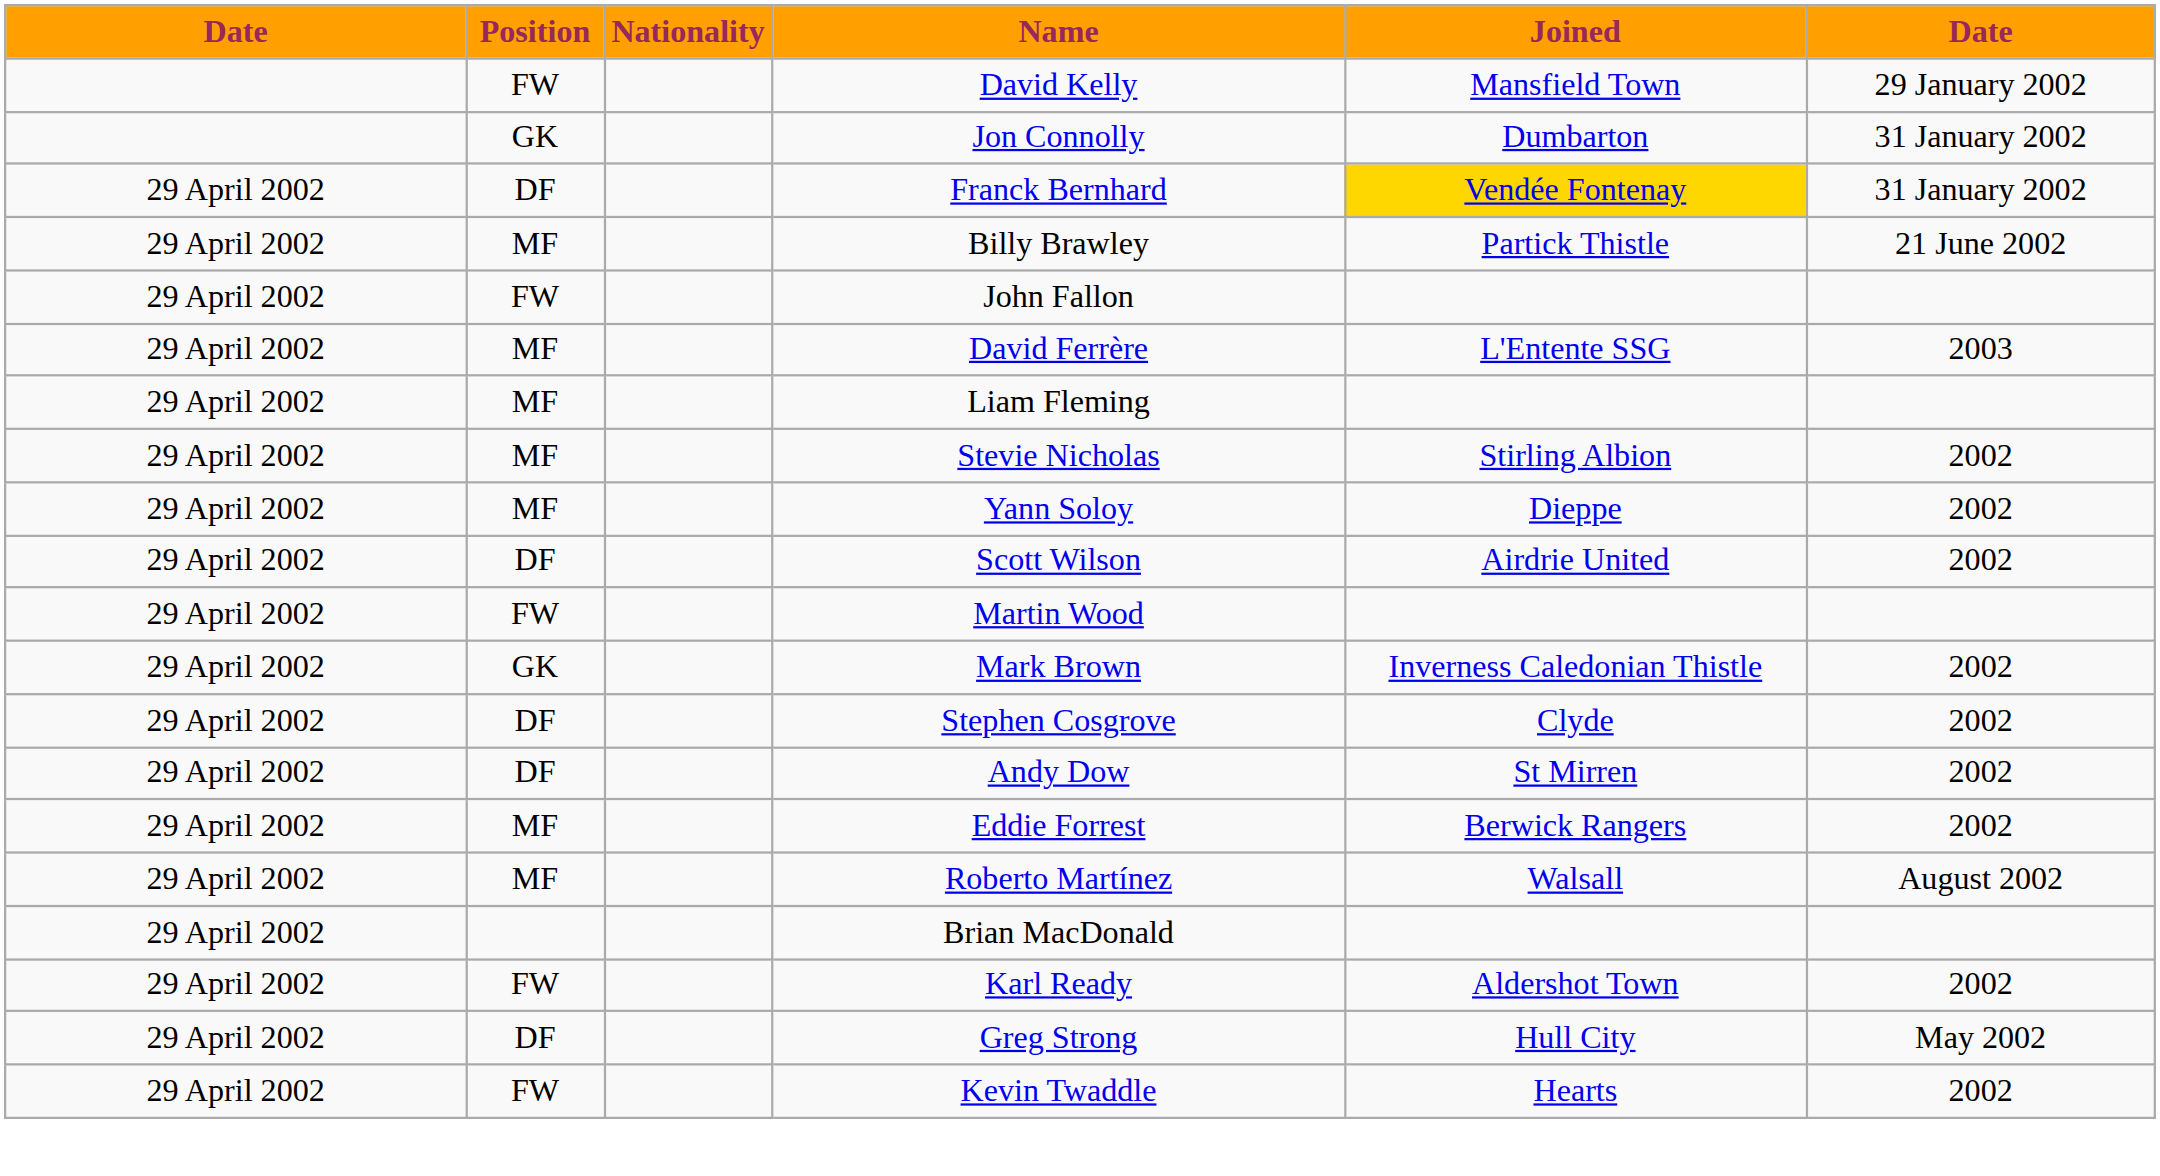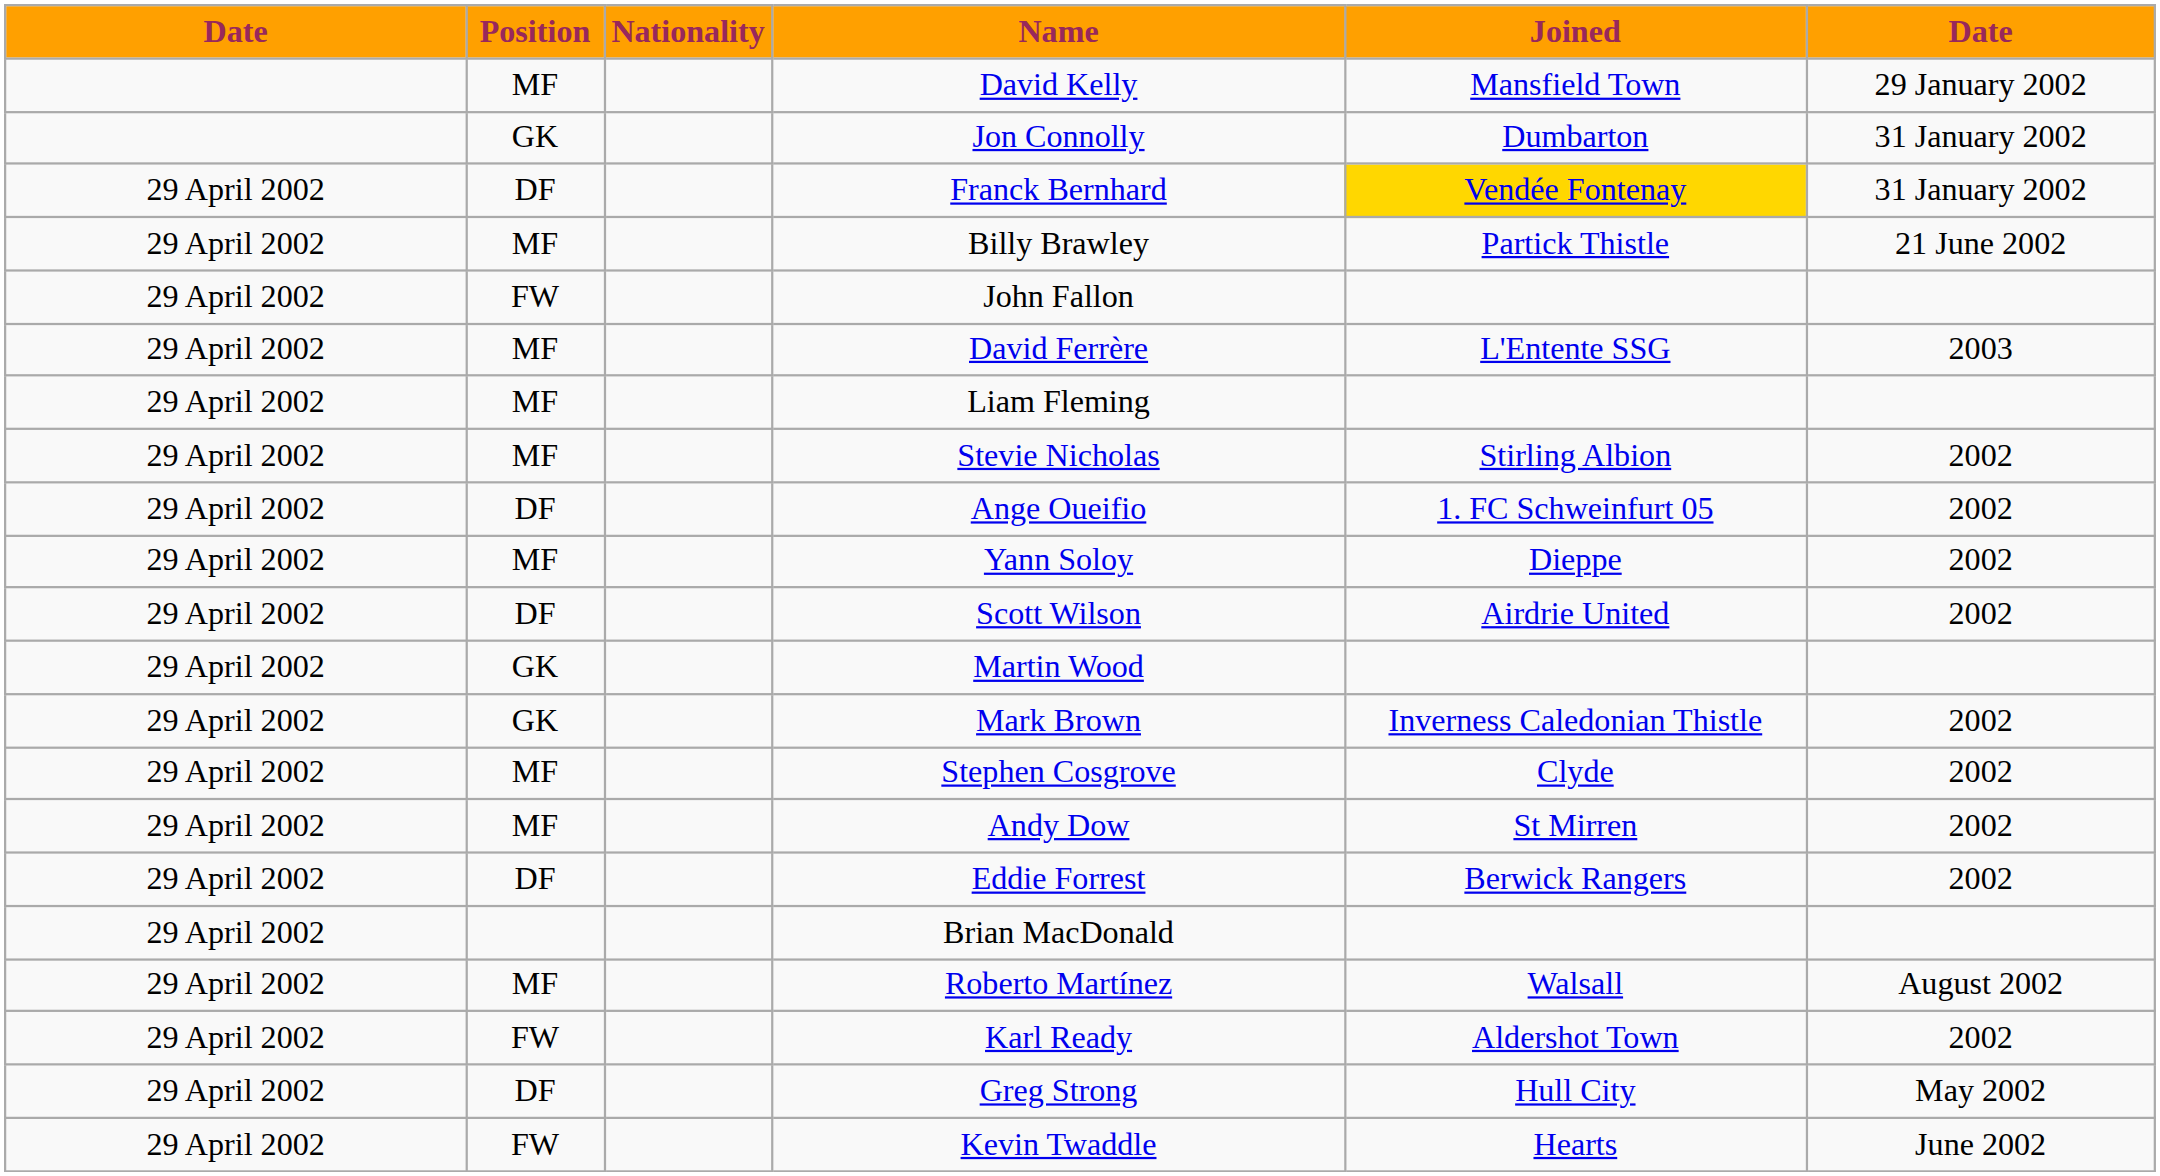(535, 84) FW -> (535, 84) MF
+ row: (1059, 508)
(535, 613) FW -> (535, 666) GK
(535, 719) DF -> (535, 772) MF
(535, 772) DF -> (535, 825) MF
(535, 825) MF -> (535, 878) DF
rows swapped: (1059, 878) <-> (1059, 931)
(1981, 1090) 2002 -> (1981, 1143) June 2002
